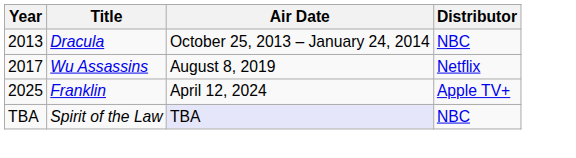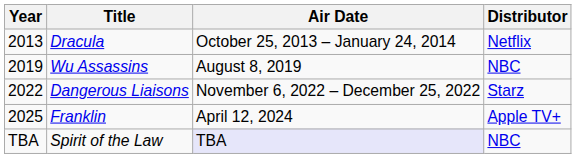(453, 41) NBC -> (509, 41) Netflix
(26, 66) 2017 -> (26, 66) 2019
(459, 66) Netflix -> (504, 66) NBC
+ row: (120, 91)
